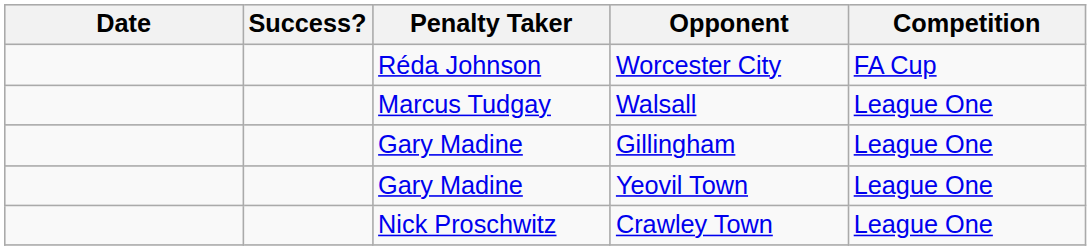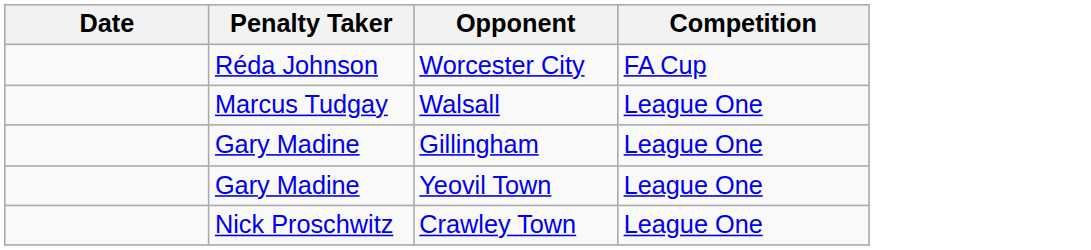- column: (307, 24)
